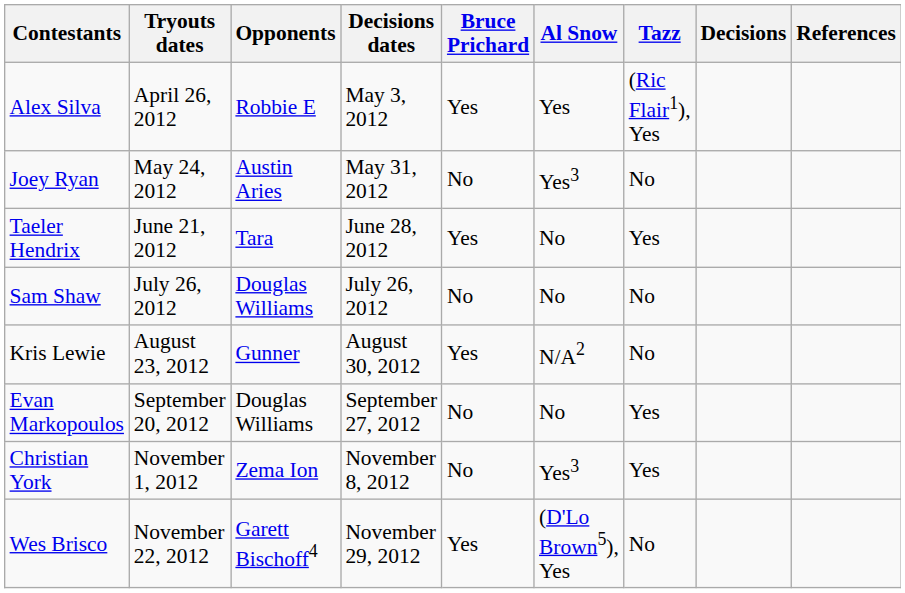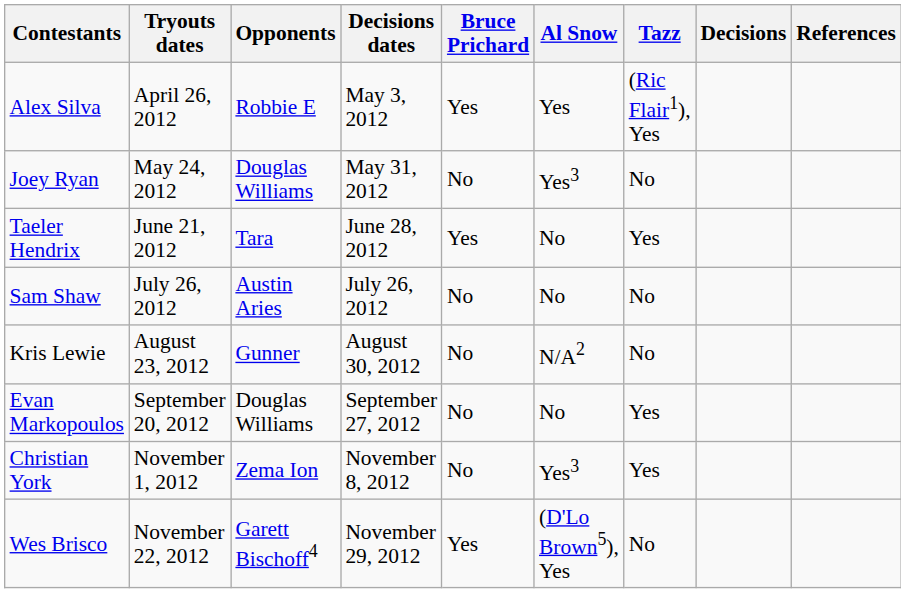(264, 179) Austin Aries -> (274, 179) Douglas Williams
(274, 295) Douglas Williams -> (264, 295) Austin Aries
(463, 354) Yes -> (460, 354) No
